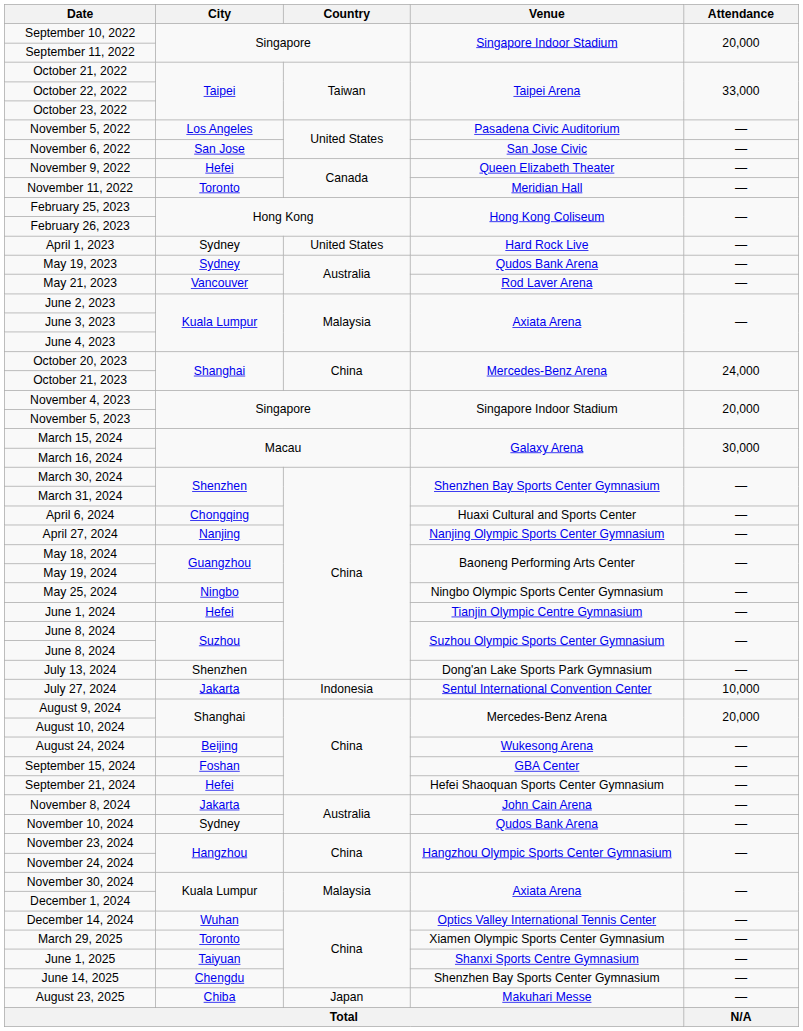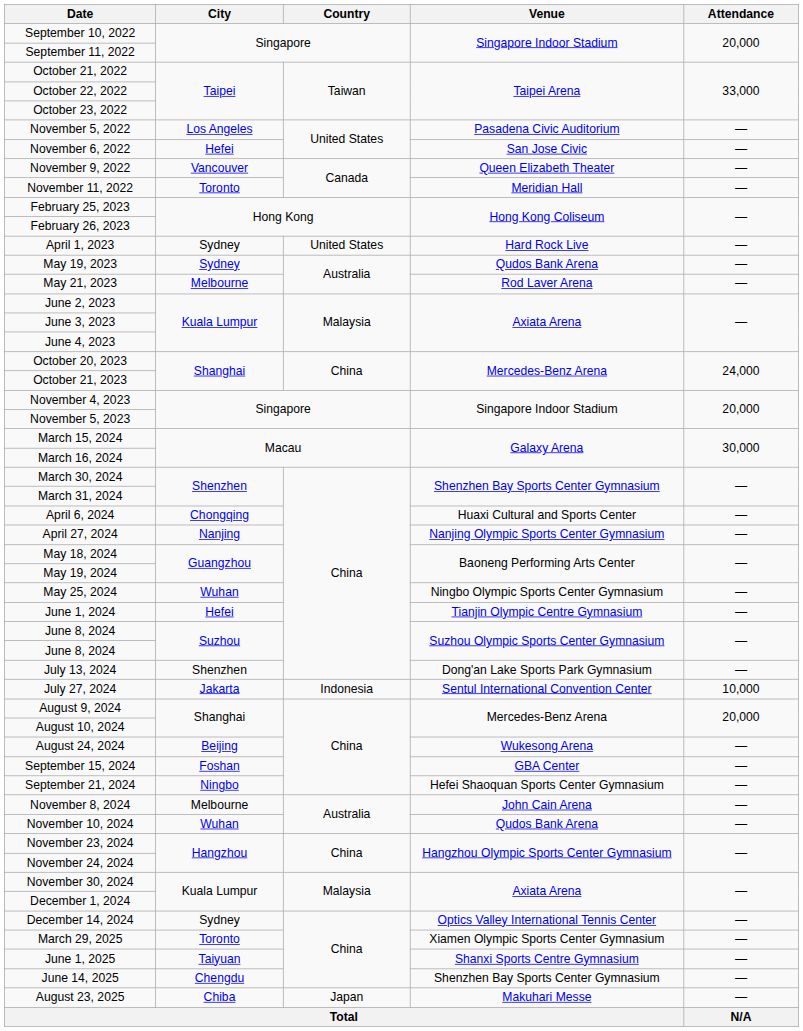(220, 149) San Jose -> (220, 149) Hefei
(220, 168) Hefei -> (220, 168) Vancouver
(220, 284) Vancouver -> (220, 284) Melbourne
(220, 592) Ningbo -> (220, 592) Wuhan
(220, 785) Hefei -> (220, 785) Ningbo
(220, 804) Jakarta -> (220, 804) Melbourne
(220, 824) Sydney -> (220, 824) Wuhan
(220, 920) Wuhan -> (220, 920) Sydney
